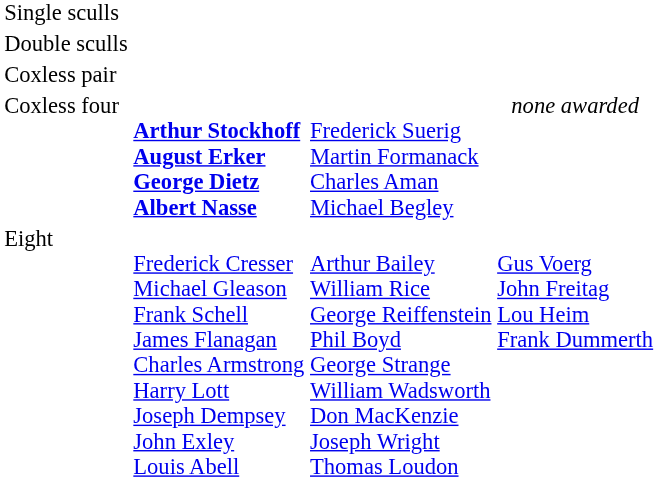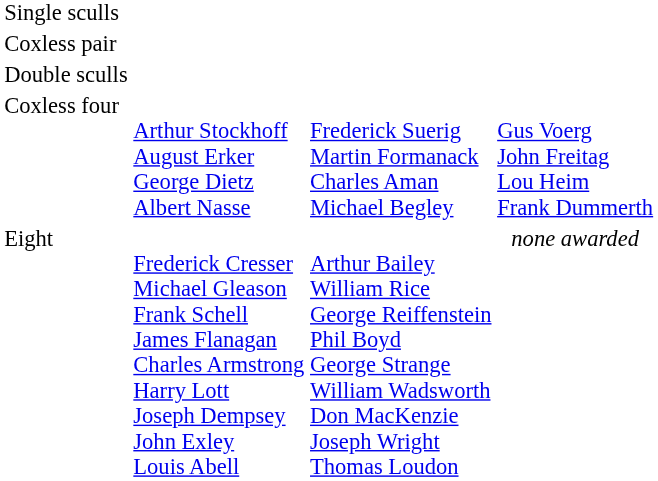rows swapped: (66, 43) <-> (60, 74)
(217, 169) bold -> (210, 169) normal
(575, 105) none awarded -> (575, 169) Gus Voerg John Freitag Lou Heim Frank Dummerth
(575, 301) Gus Voerg John Freitag Lou Heim Frank Dummerth -> (575, 238) none awarded
